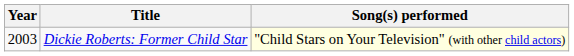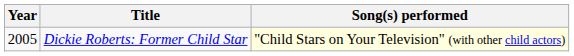(22, 39) 2003 -> (22, 39) 2005
